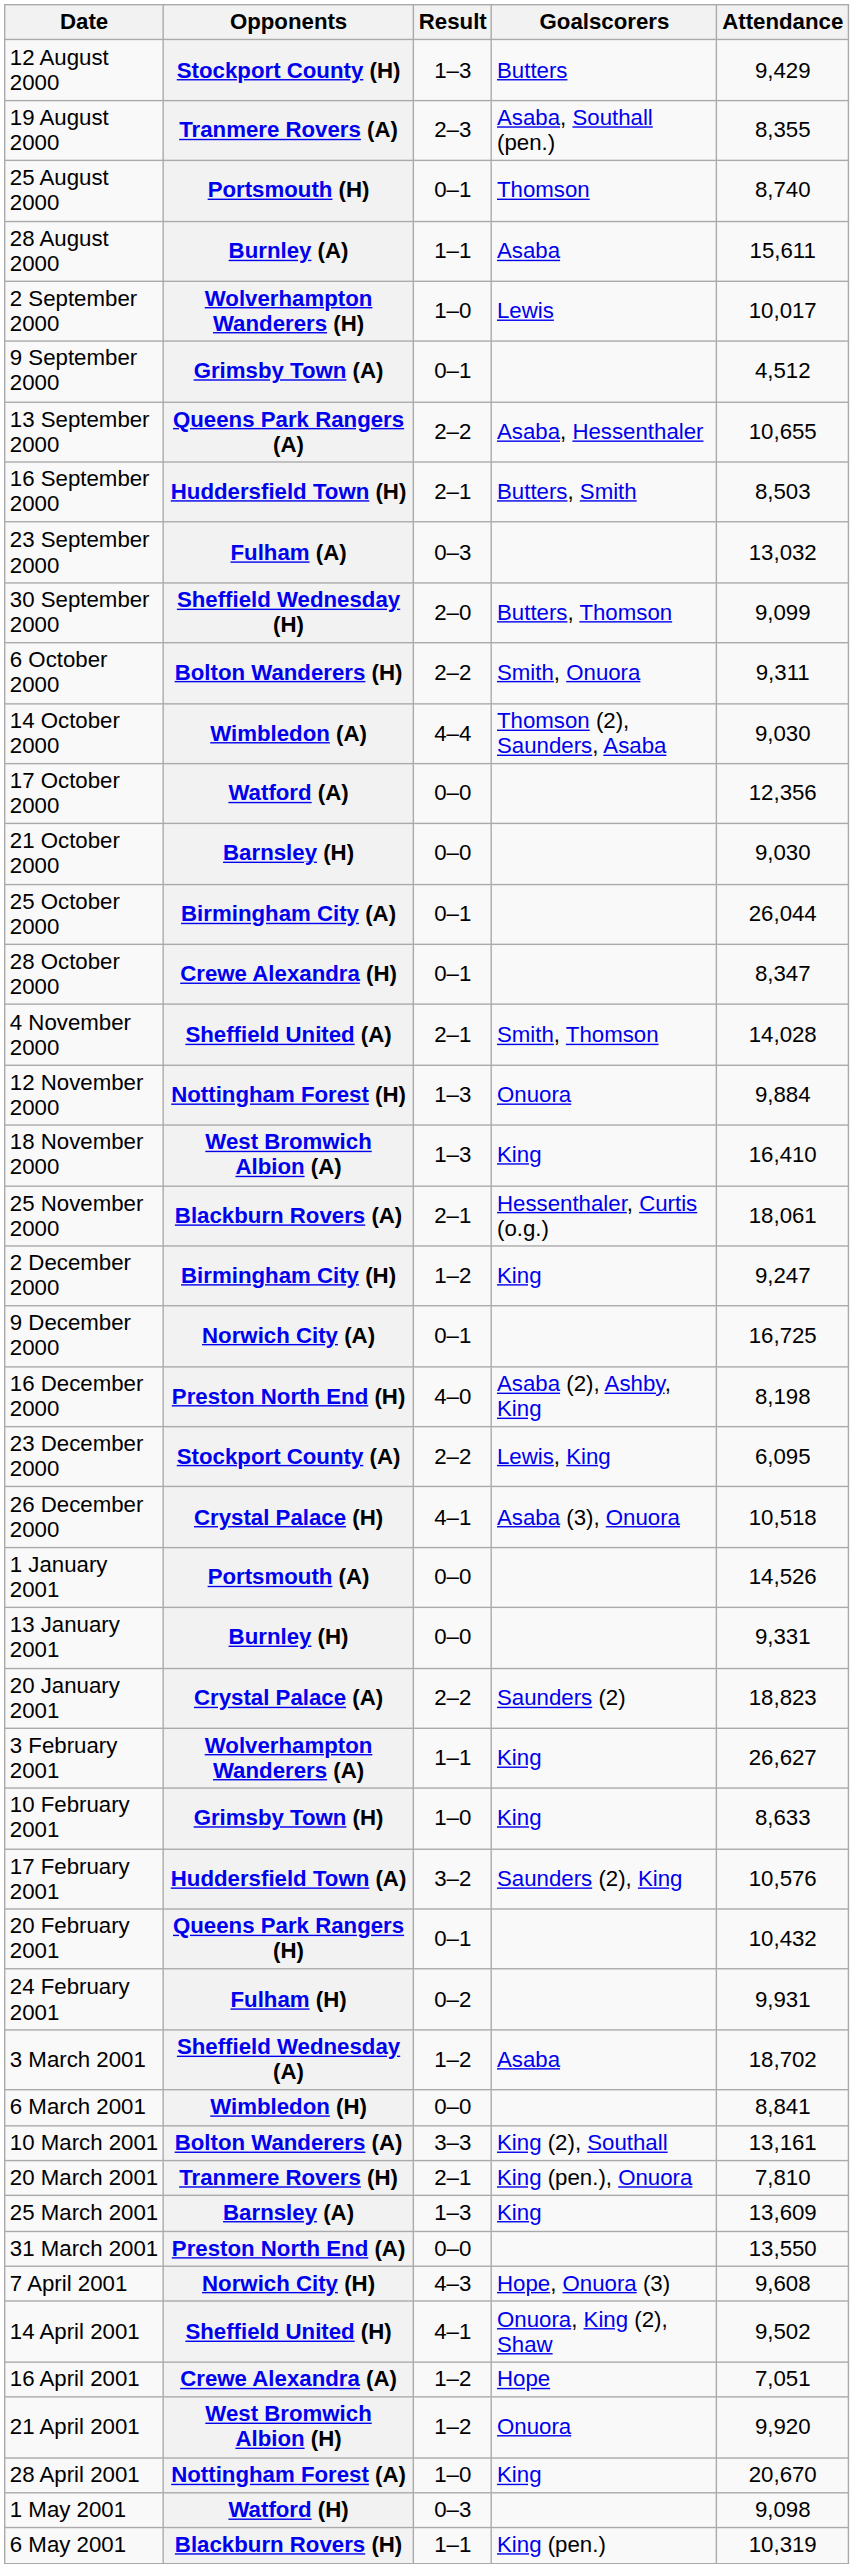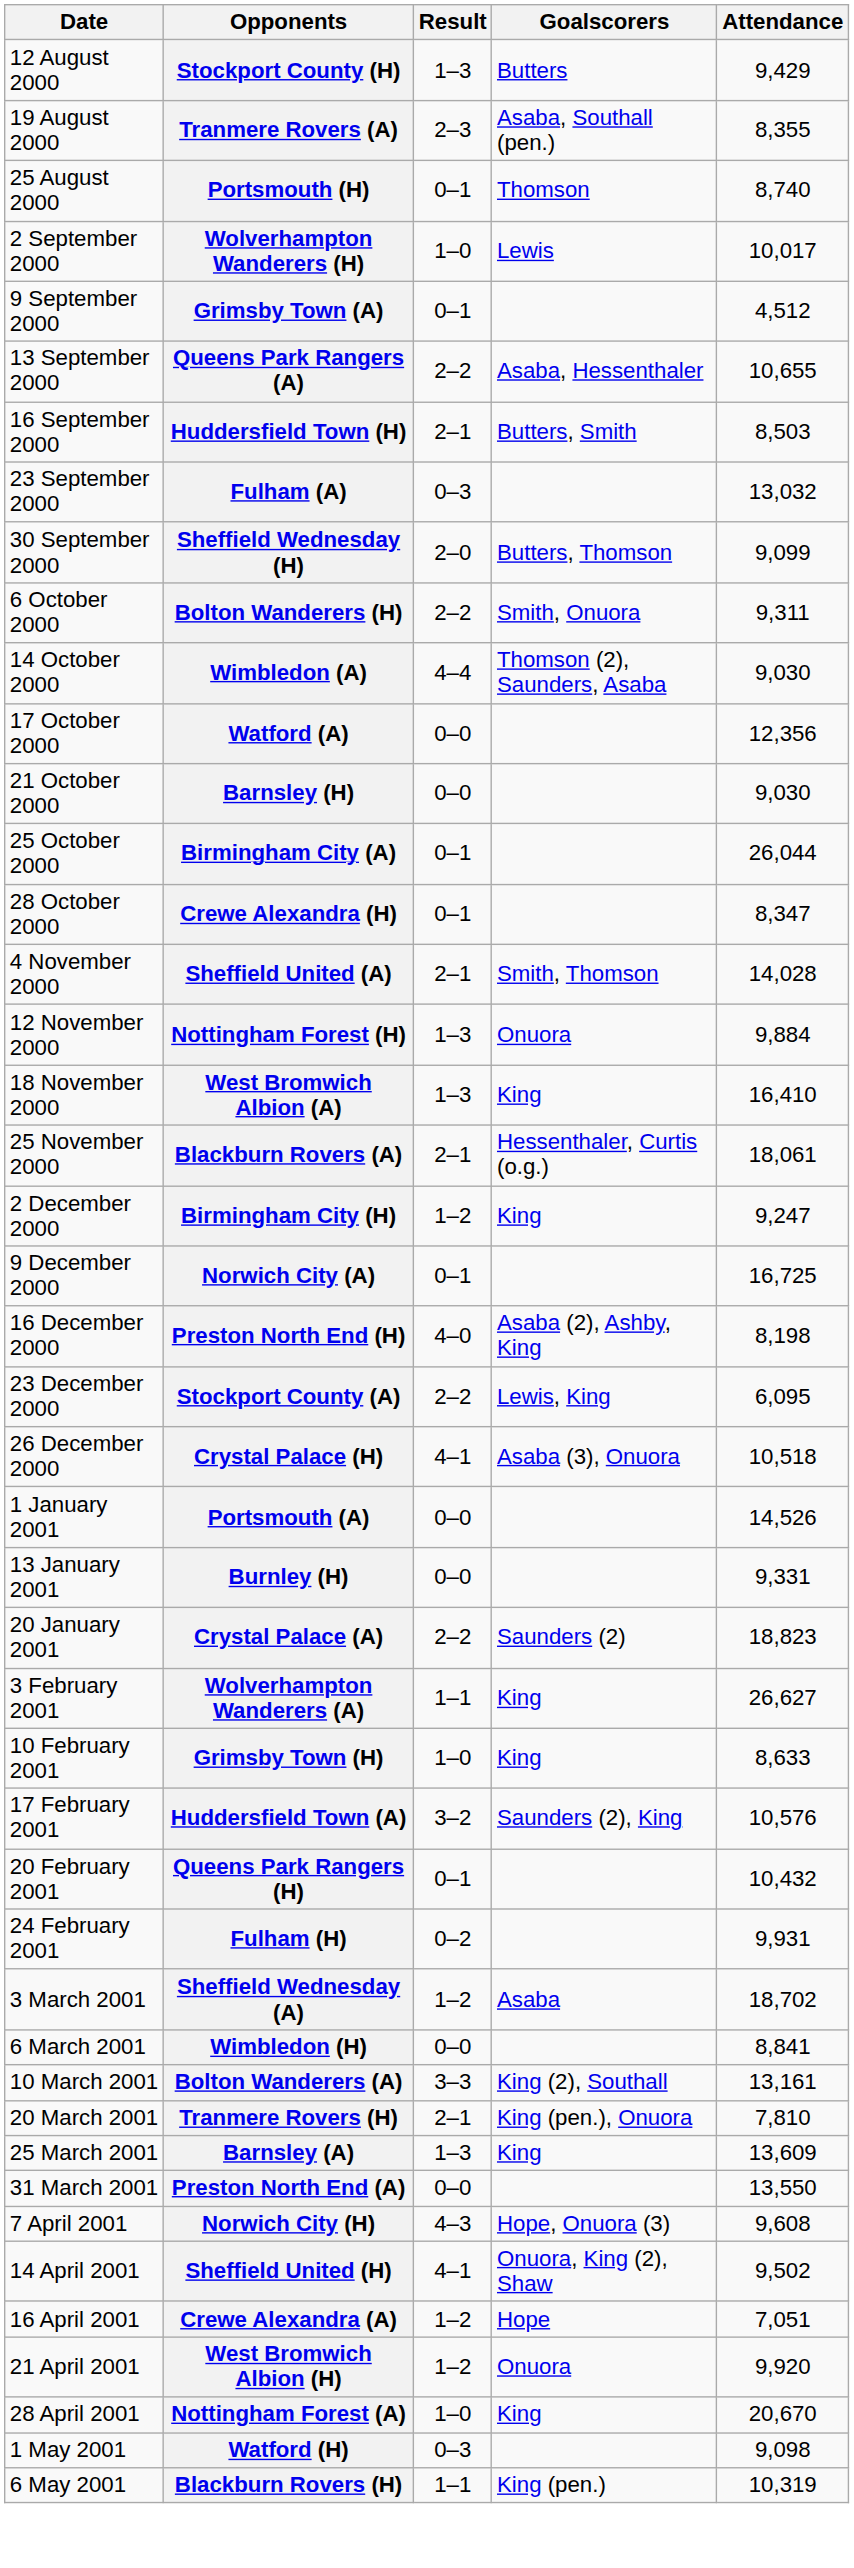- row: (289, 250)
